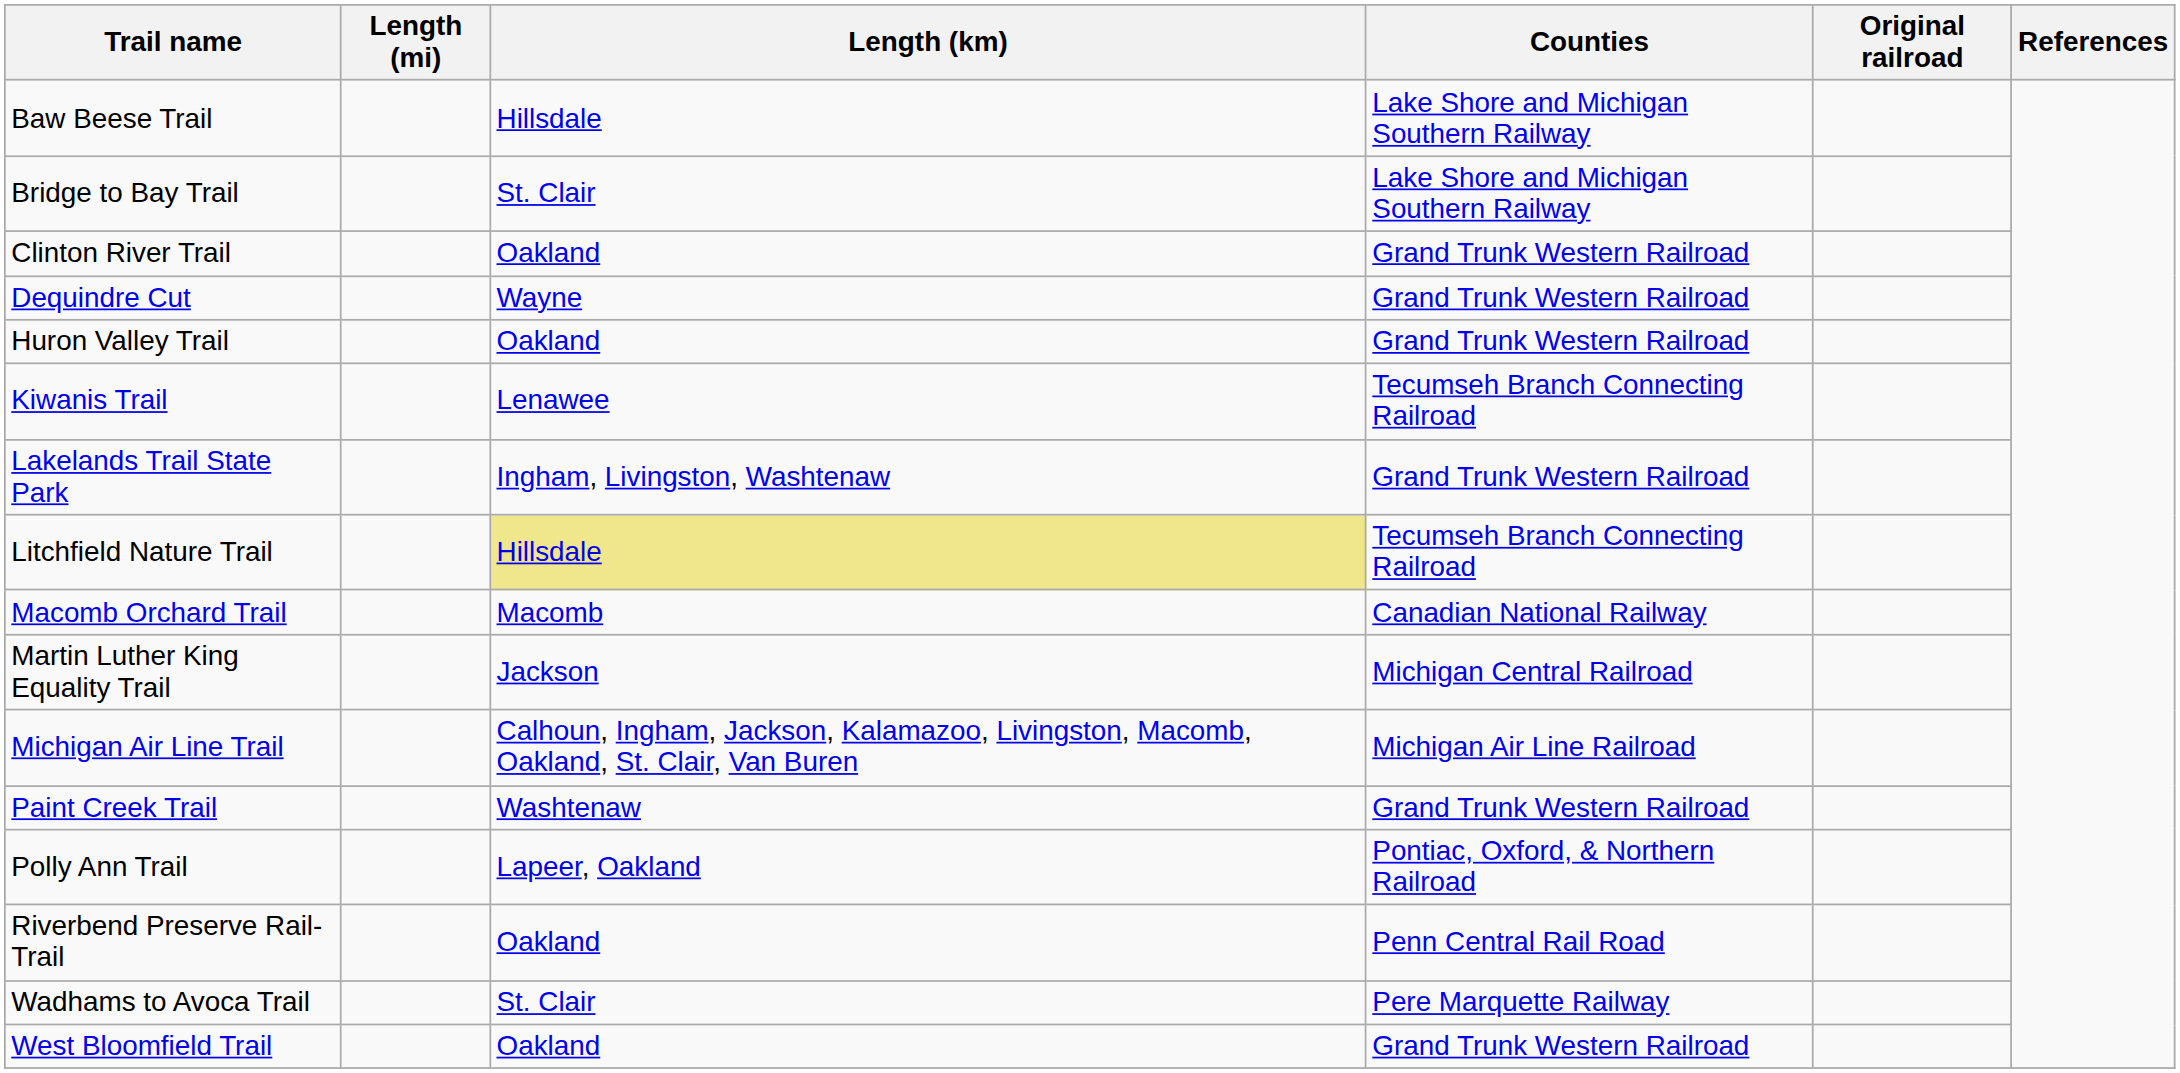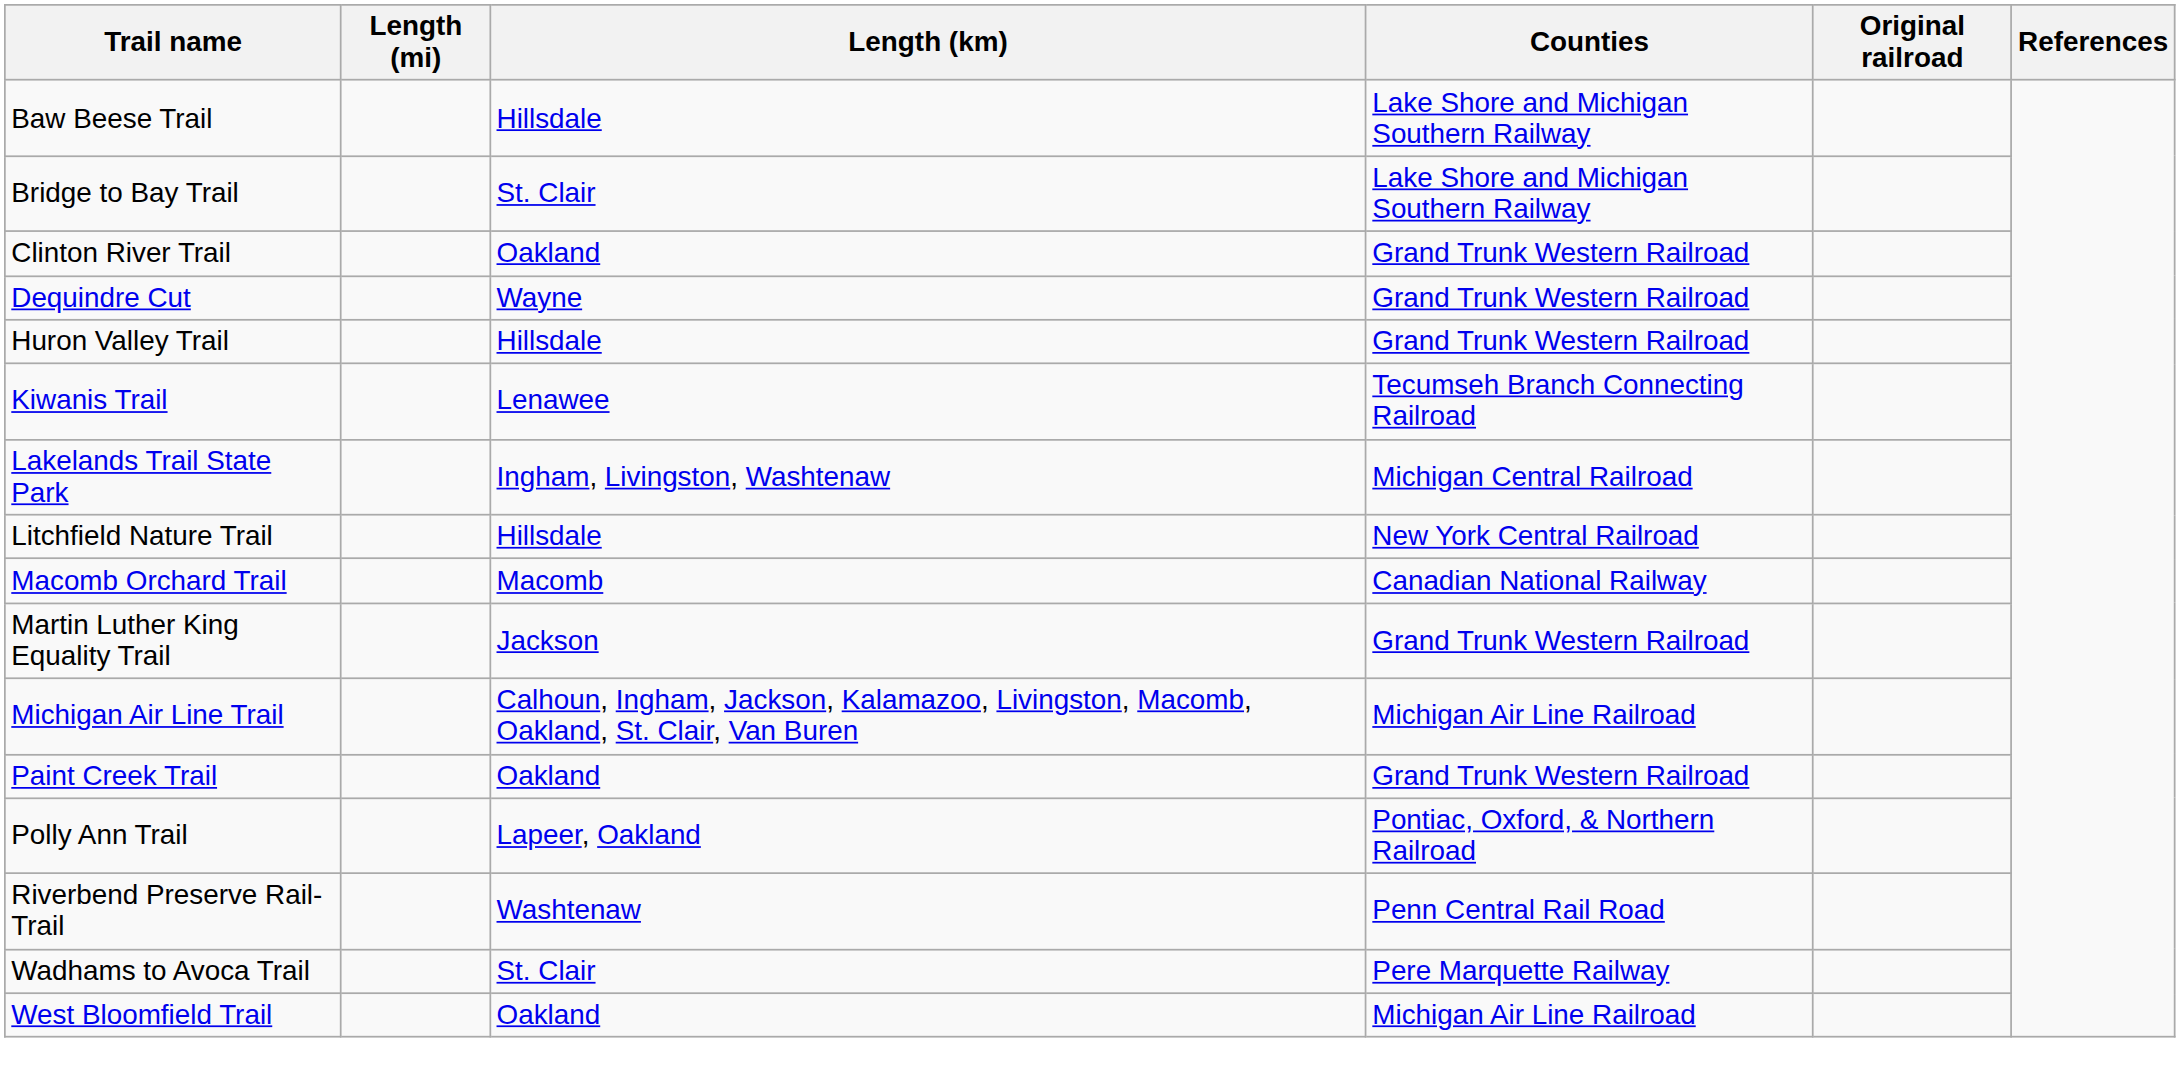(548, 341) Oakland -> (549, 341) Hillsdale
(1561, 476) Grand Trunk Western Railroad -> (1532, 476) Michigan Central Railroad
(549, 552) khaki background -> (549, 536) no background
(1558, 552) Tecumseh Branch Connecting Railroad -> (1536, 536) New York Central Railroad
(1532, 671) Michigan Central Railroad -> (1561, 640) Grand Trunk Western Railroad
(569, 806) Washtenaw -> (548, 775) Oakland
(548, 942) Oakland -> (569, 910) Washtenaw
(1561, 1046) Grand Trunk Western Railroad -> (1534, 1014) Michigan Air Line Railroad
